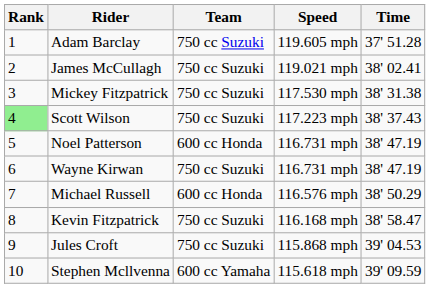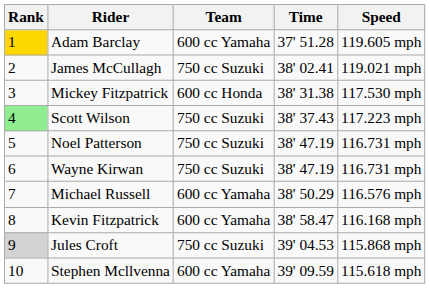columns swapped: (318, 17) <-> (393, 17)
(12, 42) no background -> (12, 42) gold background
(220, 42) 750 cc Suzuki -> (224, 42) 600 cc Yamaha
(220, 93) 750 cc Suzuki -> (220, 93) 600 cc Honda
(220, 143) 600 cc Honda -> (220, 143) 750 cc Suzuki
(220, 194) 600 cc Honda -> (224, 194) 600 cc Yamaha
(220, 219) 750 cc Suzuki -> (224, 219) 600 cc Yamaha
(12, 245) no background -> (12, 245) lightgrey background
